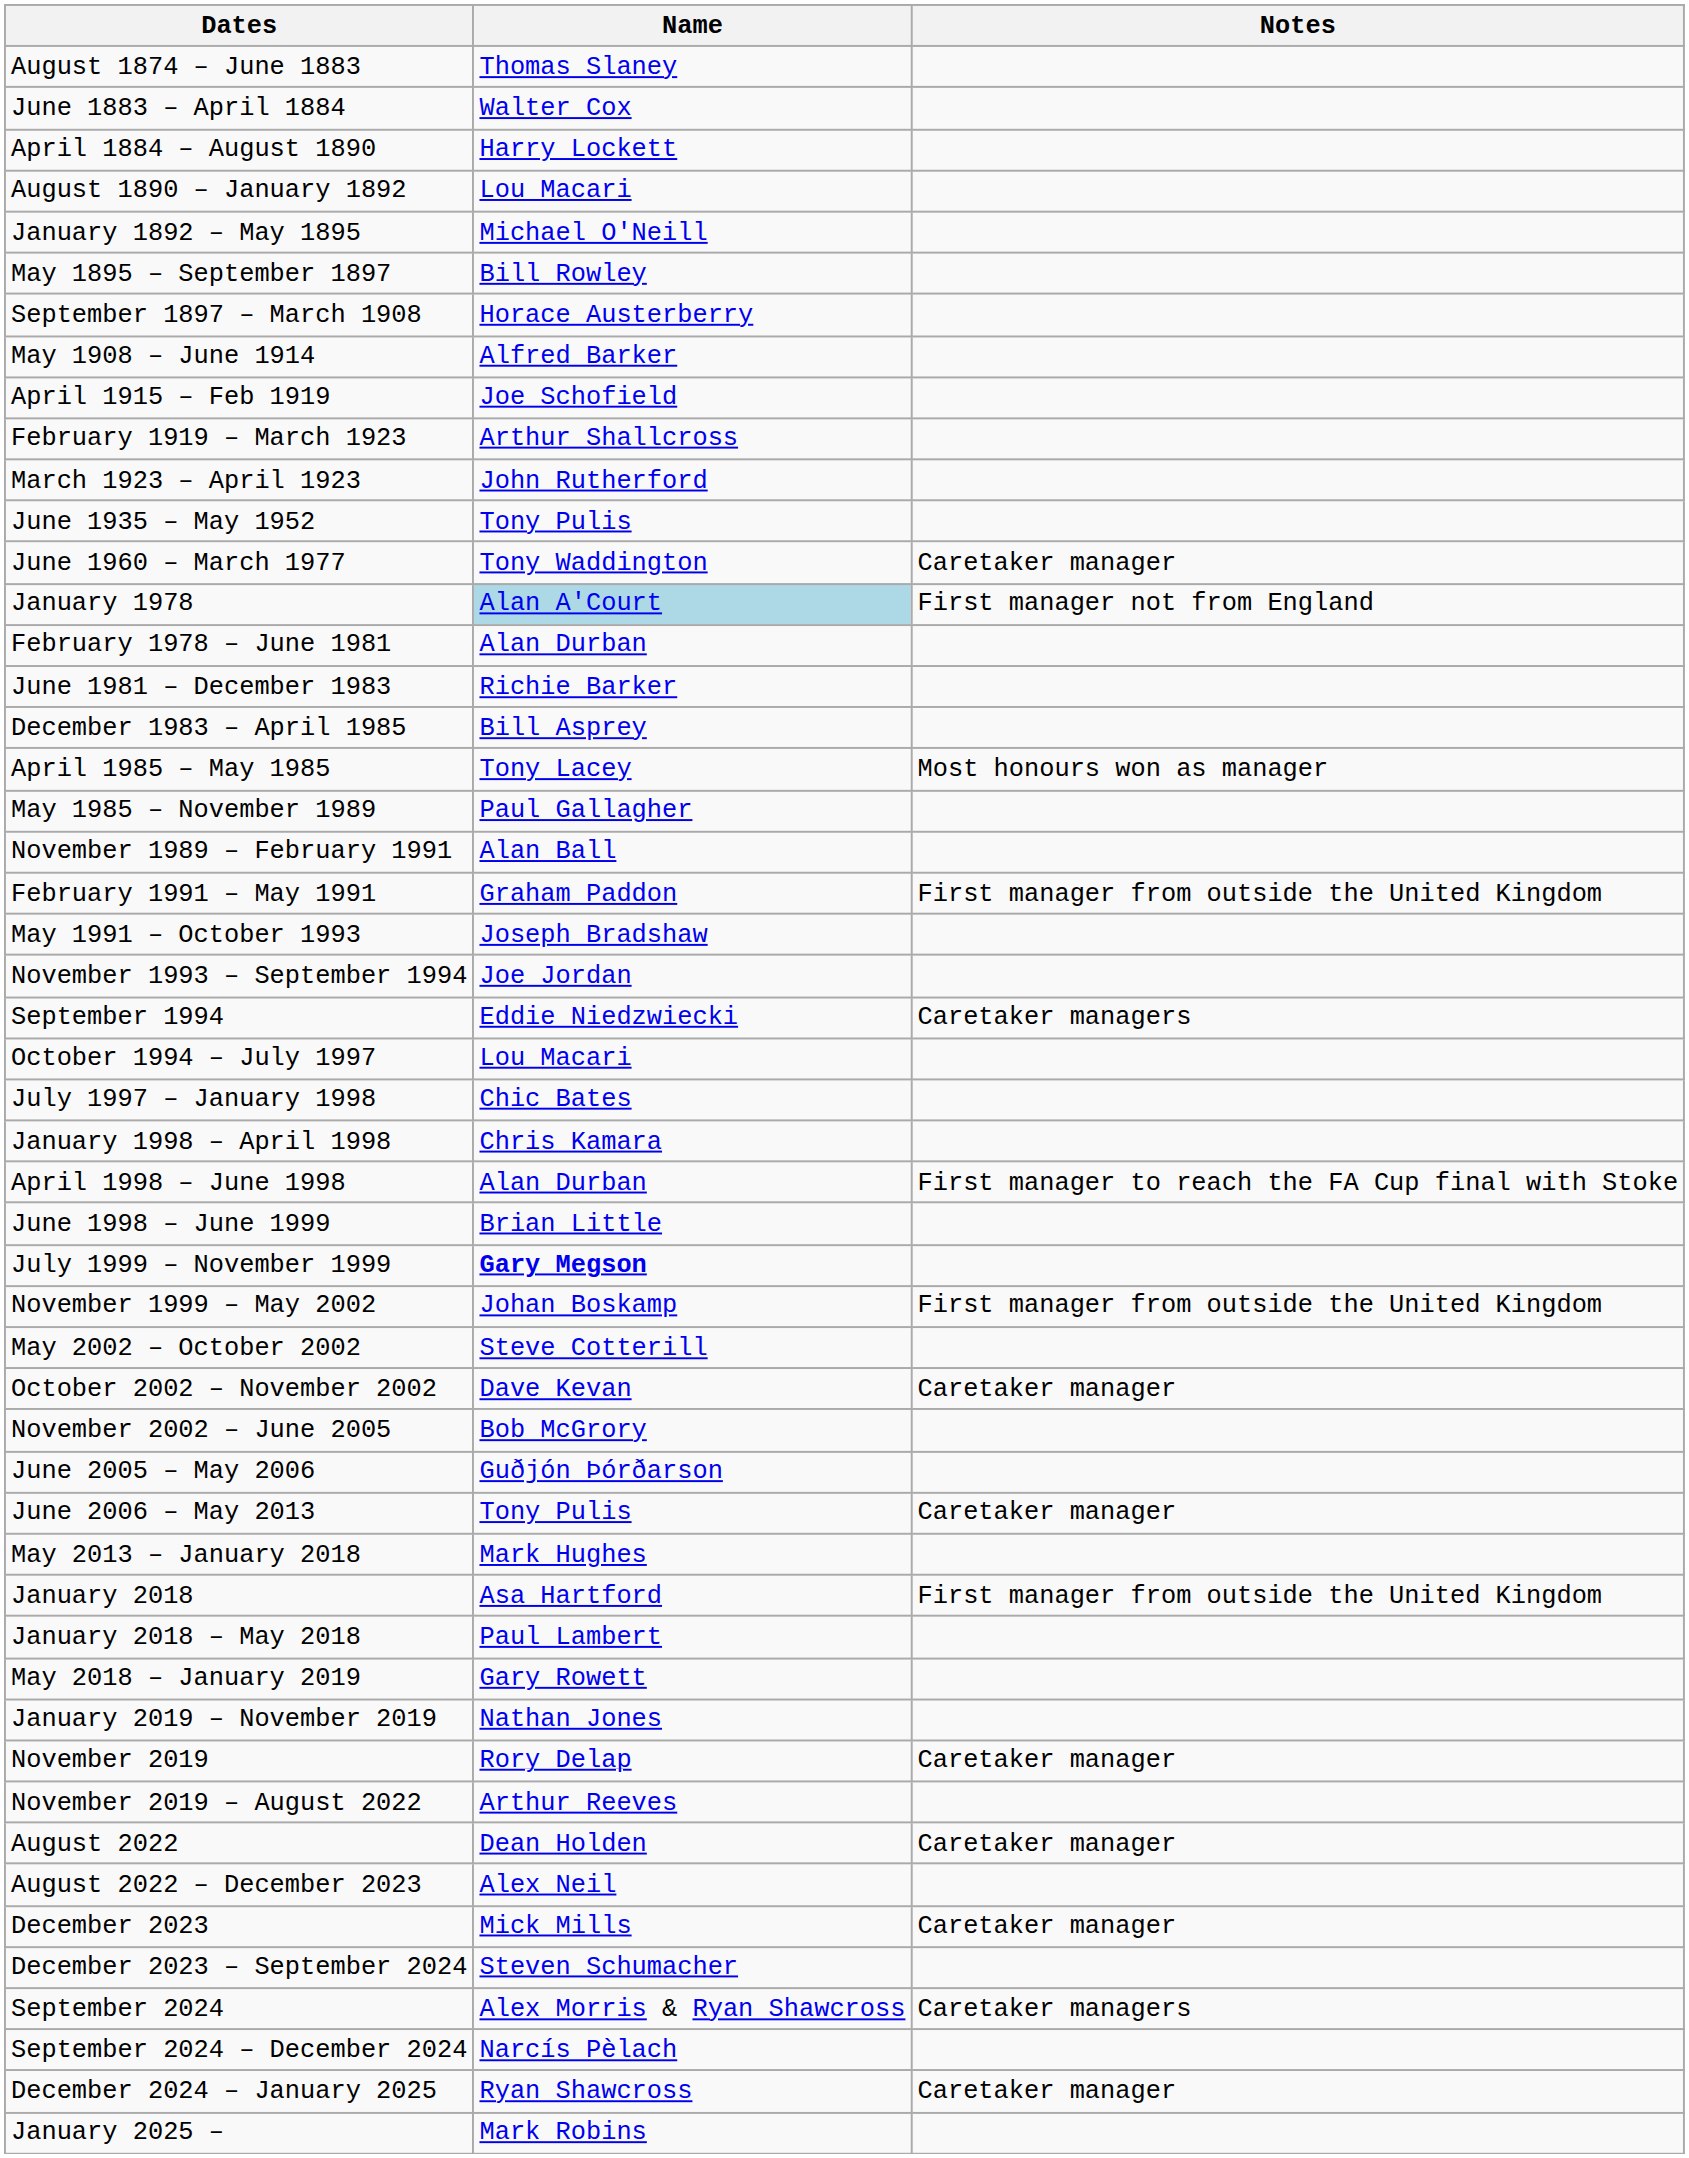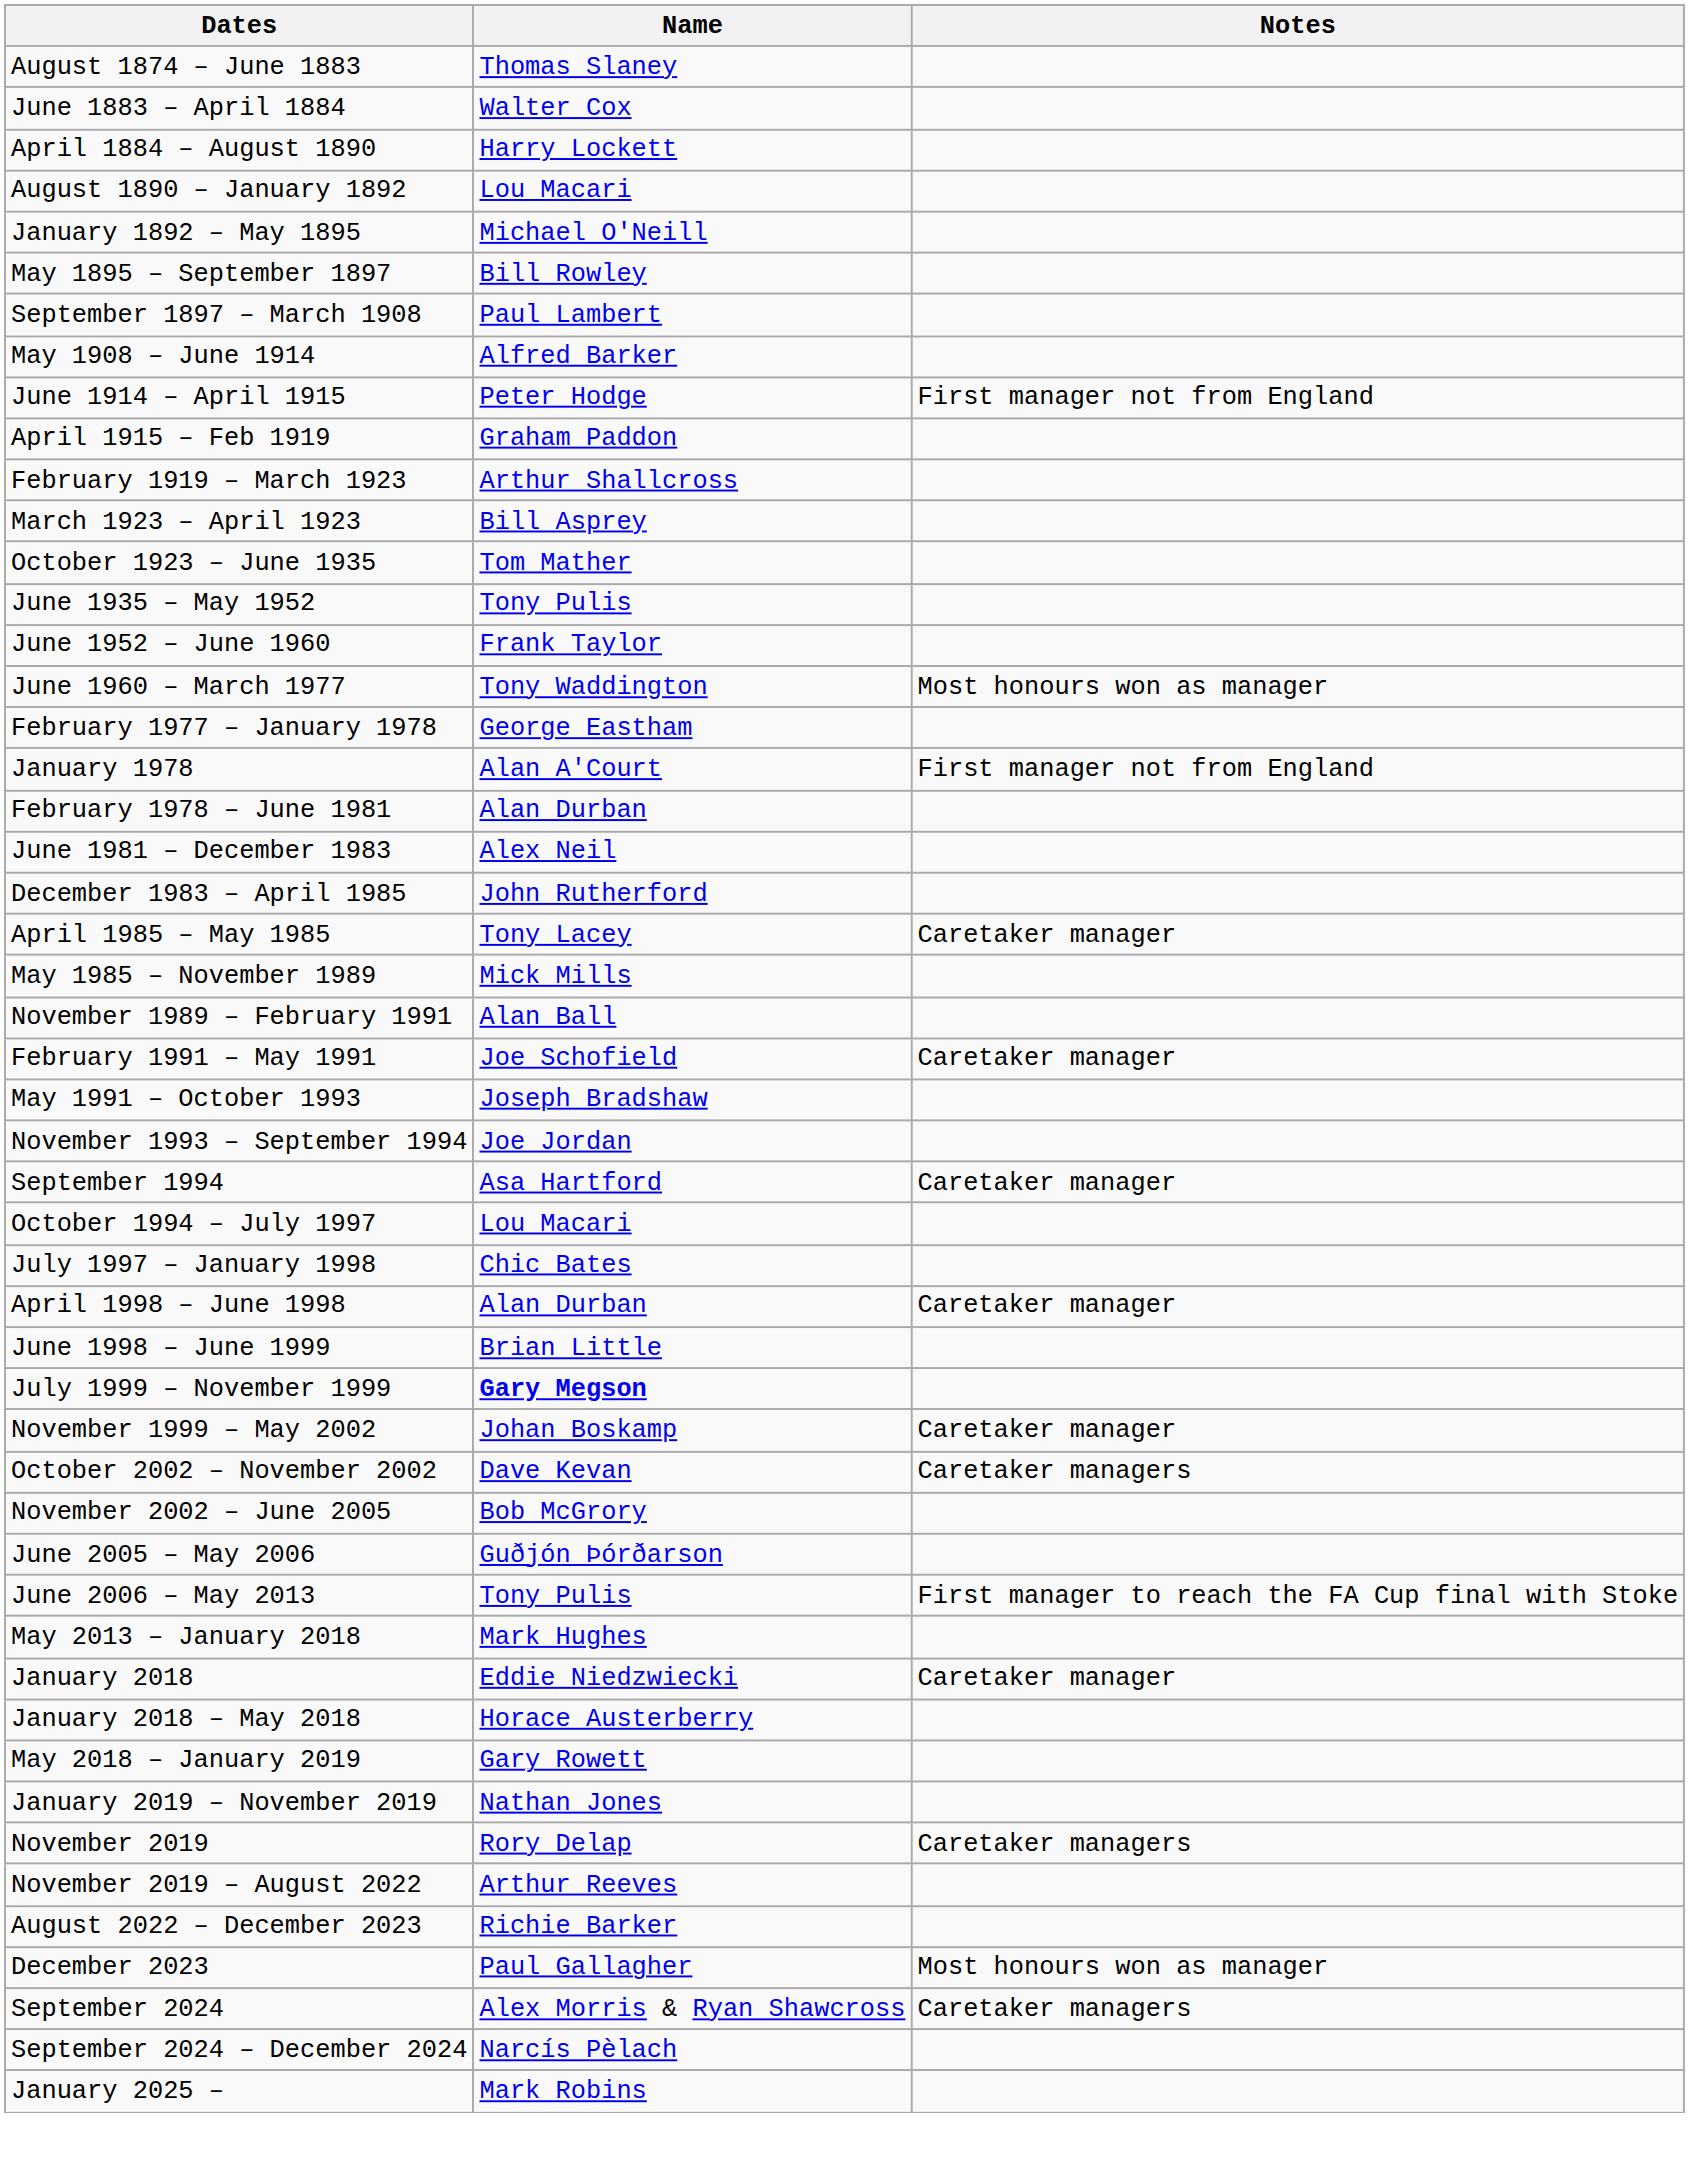(616, 315) Horace Austerberry -> (571, 315) Paul Lambert
+ row: (178, 397)
(578, 397) Joe Schofield -> (578, 439) Graham Paddon
(594, 480) John Rutherford -> (563, 521) Bill Asprey
+ row: (194, 563)
+ row: (171, 645)
(1047, 563) Caretaker manager -> (1123, 687) Most honours won as manager
+ row: (224, 728)
(571, 604) lightblue background -> (571, 769) no background
(578, 687) Richie Barker -> (548, 852) Alex Neil
(563, 728) Bill Asprey -> (594, 893) John Rutherford
(1123, 769) Most honours won as manager -> (1047, 935) Caretaker manager
(586, 811) Paul Gallagher -> (556, 976) Mick Mills
(578, 893) Graham Paddon -> (578, 1059) Joe Schofield
(1260, 893) First manager from outside the United Kingdom -> (1047, 1059) Caretaker manager
(609, 1017) Eddie Niedzwiecki -> (571, 1182) Asa Hartford
(1054, 1017) Caretaker managers -> (1047, 1182) Caretaker manager
- row: (201, 1141)
(1298, 1182) First manager to reach the FA Cup final with Stoke -> (1047, 1306) Caretaker manager
(1260, 1306) First manager from outside the United Kingdom -> (1047, 1430) Caretaker manager
- row: (186, 1348)
(1047, 1389) Caretaker manager -> (1054, 1472) Caretaker managers
(1047, 1513) Caretaker manager -> (1298, 1596) First manager to reach the FA Cup final with Stoke
(571, 1596) Asa Hartford -> (609, 1678) Eddie Niedzwiecki
(1260, 1596) First manager from outside the United Kingdom -> (1047, 1678) Caretaker manager
(571, 1637) Paul Lambert -> (616, 1720) Horace Austerberry
(1047, 1761) Caretaker manager -> (1054, 1844) Caretaker managers
- row: (95, 1844)
(548, 1885) Alex Neil -> (578, 1926) Richie Barker
(556, 1926) Mick Mills -> (586, 1967) Paul Gallagher
(1047, 1926) Caretaker manager -> (1123, 1967) Most honours won as manager
- row: (239, 1967)
- row: (224, 2091)
